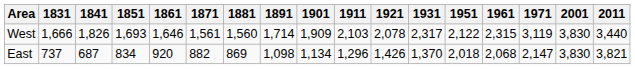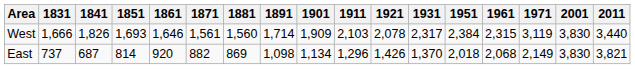(464, 34) 2,122 -> (464, 34) 2,384
(126, 53) 834 -> (126, 53) 814
(538, 53) 2,147 -> (538, 53) 2,149
